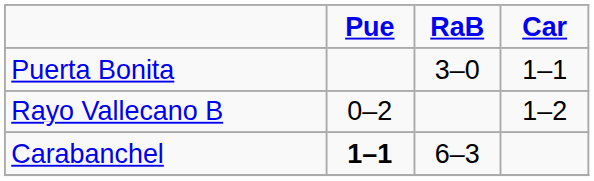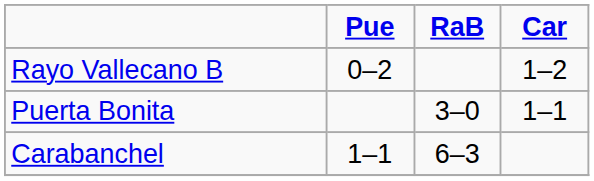rows swapped: (93, 69) <-> (117, 112)
(370, 154) bold -> (370, 154) normal
